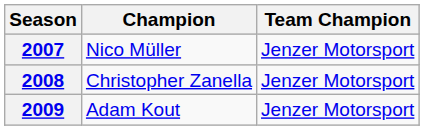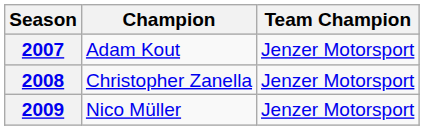(134, 49) Nico Müller -> (133, 49) Adam Kout
(133, 109) Adam Kout -> (134, 109) Nico Müller
